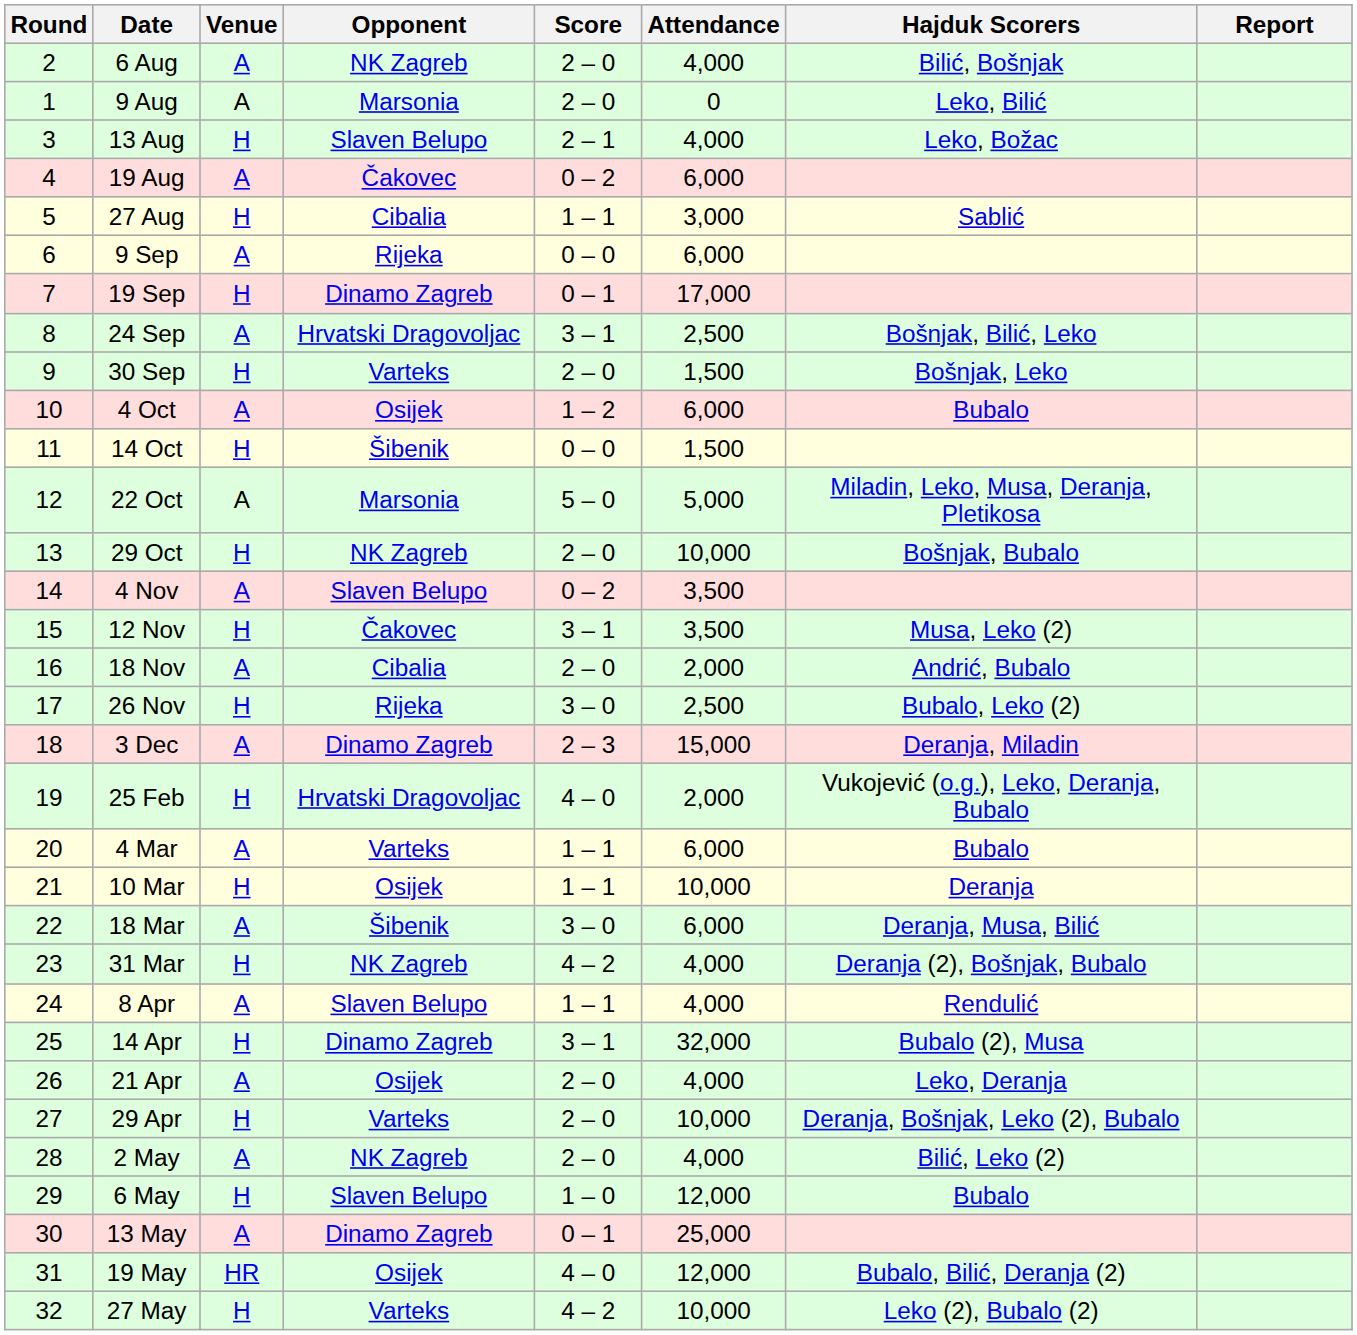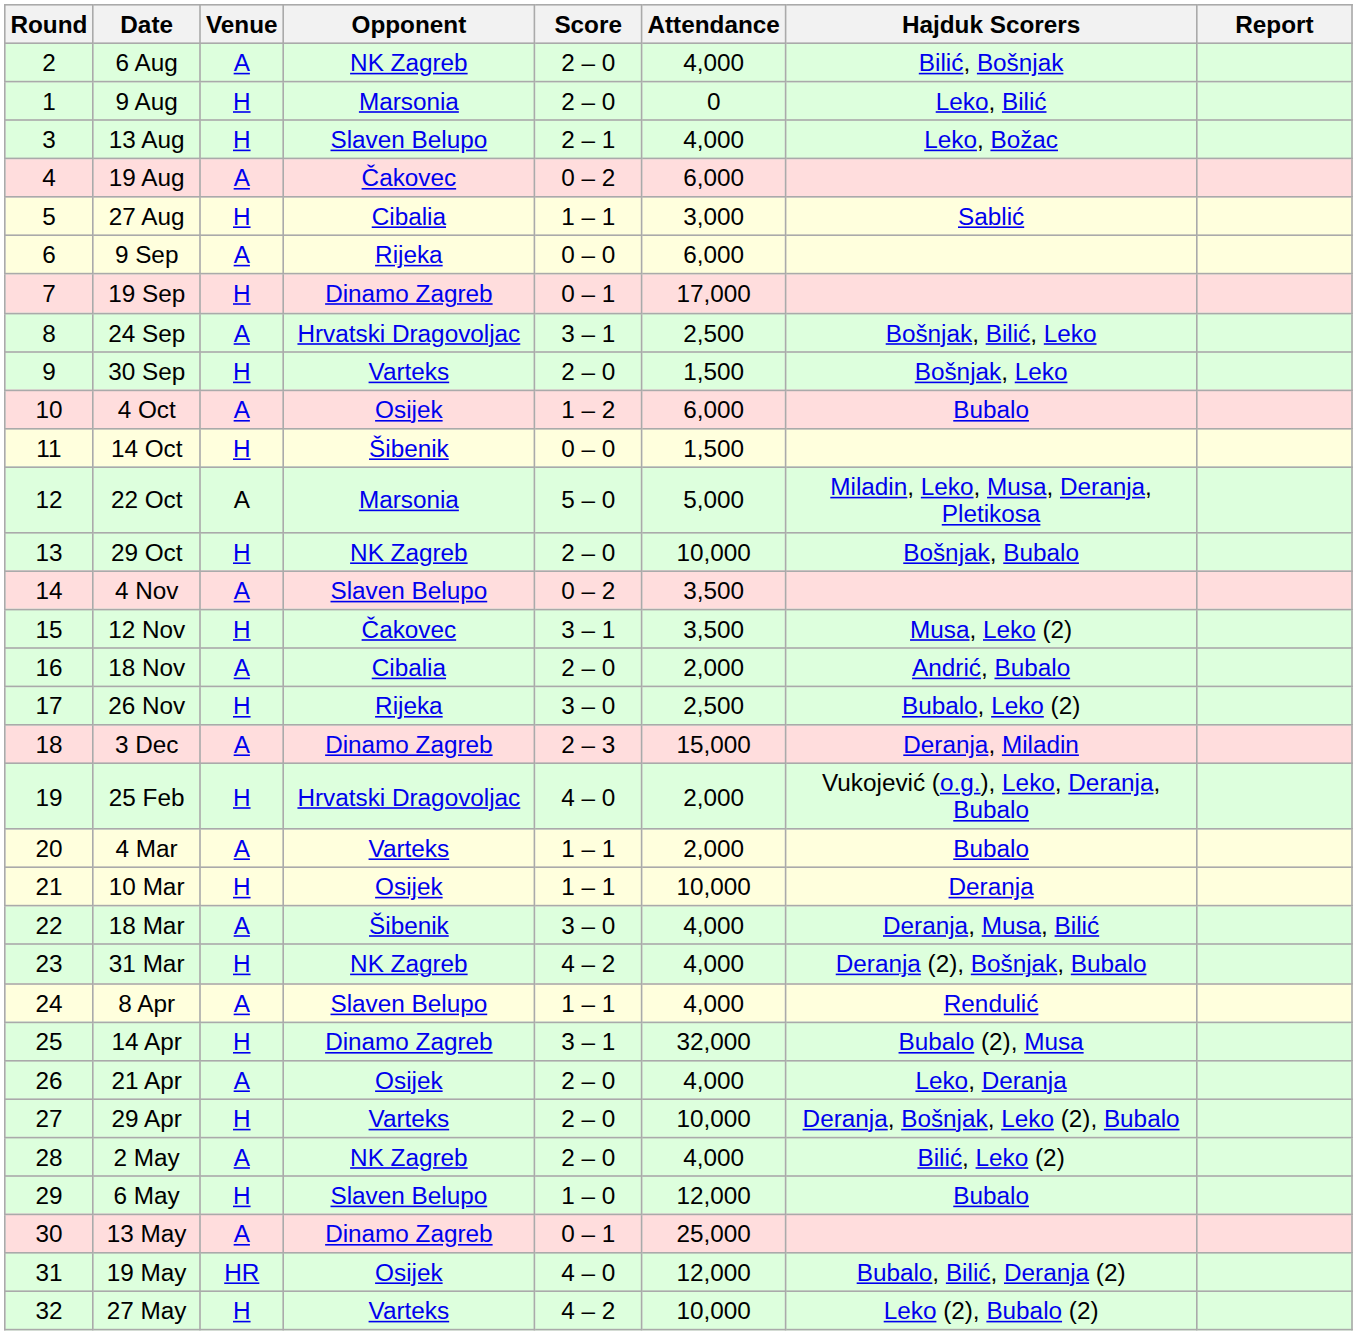(242, 101) A -> (242, 101) H
(714, 849) 6,000 -> (714, 849) 2,000
(714, 926) 6,000 -> (714, 926) 4,000
